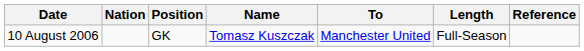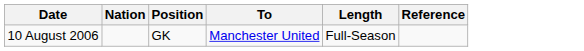- column: (262, 14)
